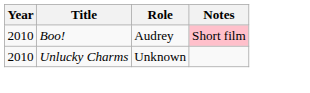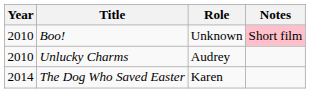(154, 35) Audrey -> (217, 35) Unknown
(160, 56) Unknown -> (210, 56) Audrey
+ row: (112, 77)
